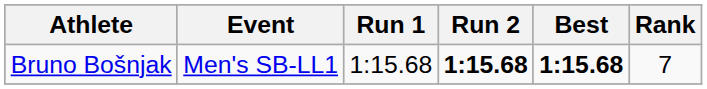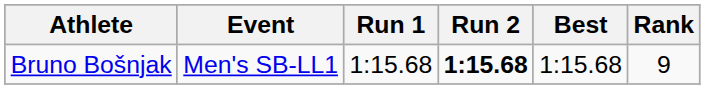(581, 64) bold -> (581, 64) normal
(665, 64) 7 -> (664, 64) 9
